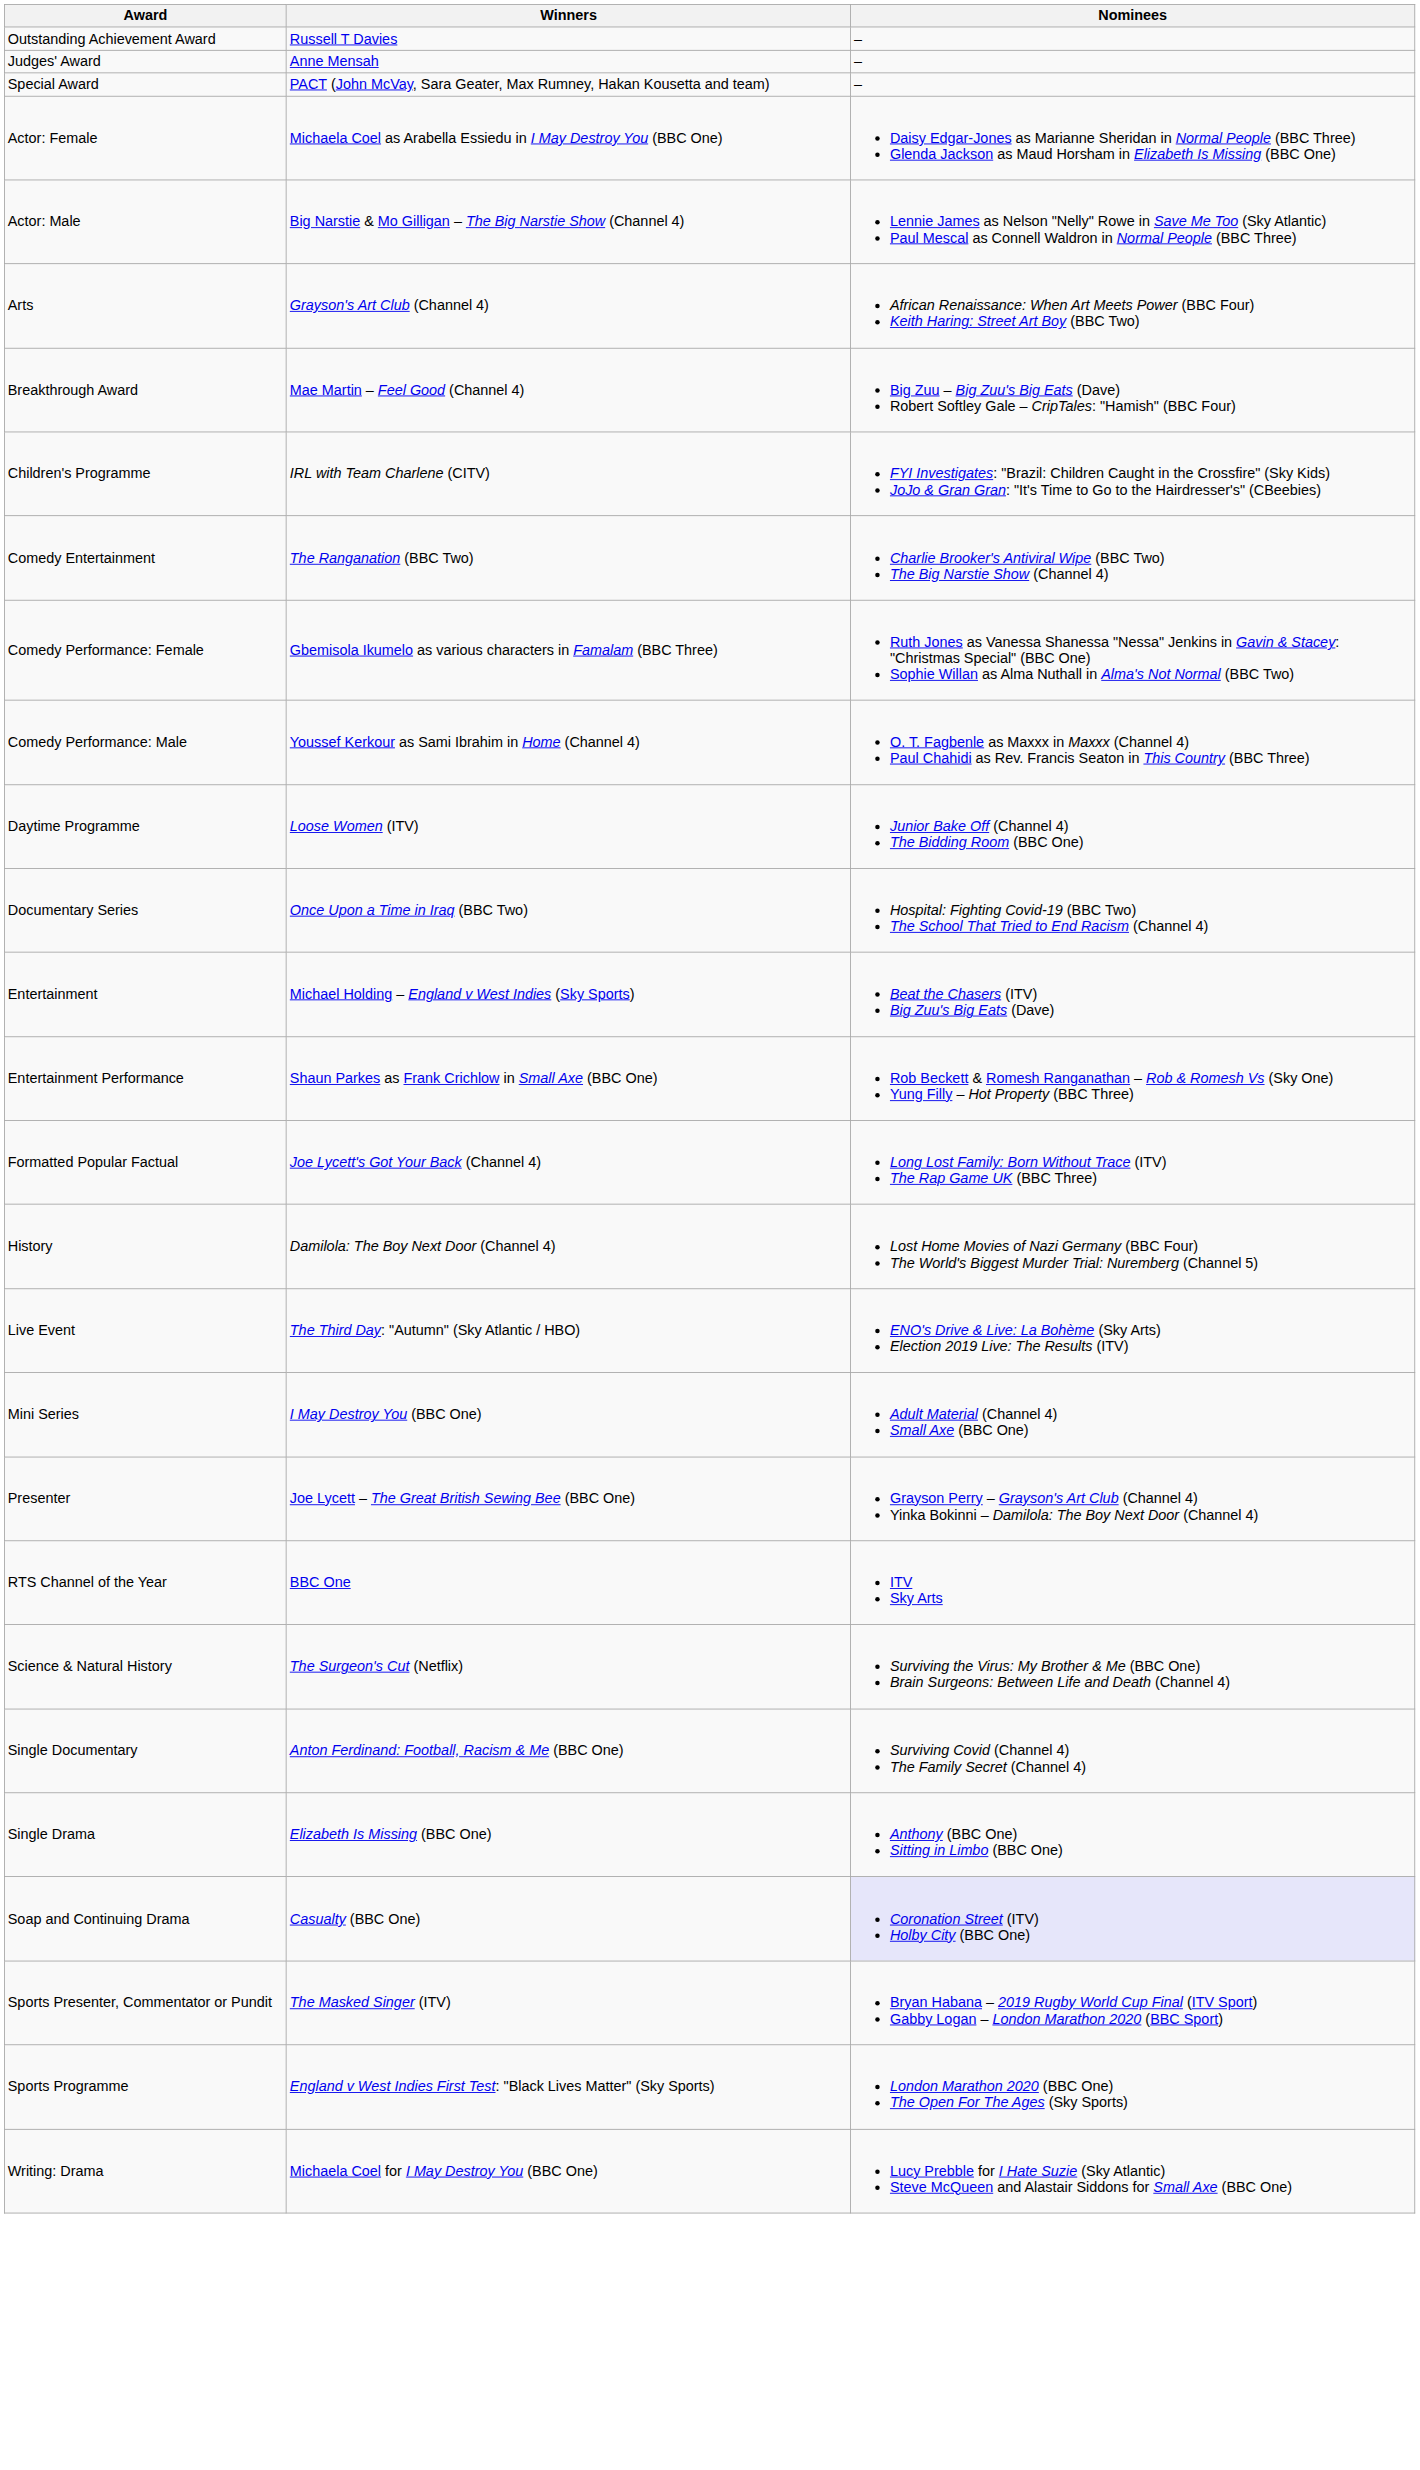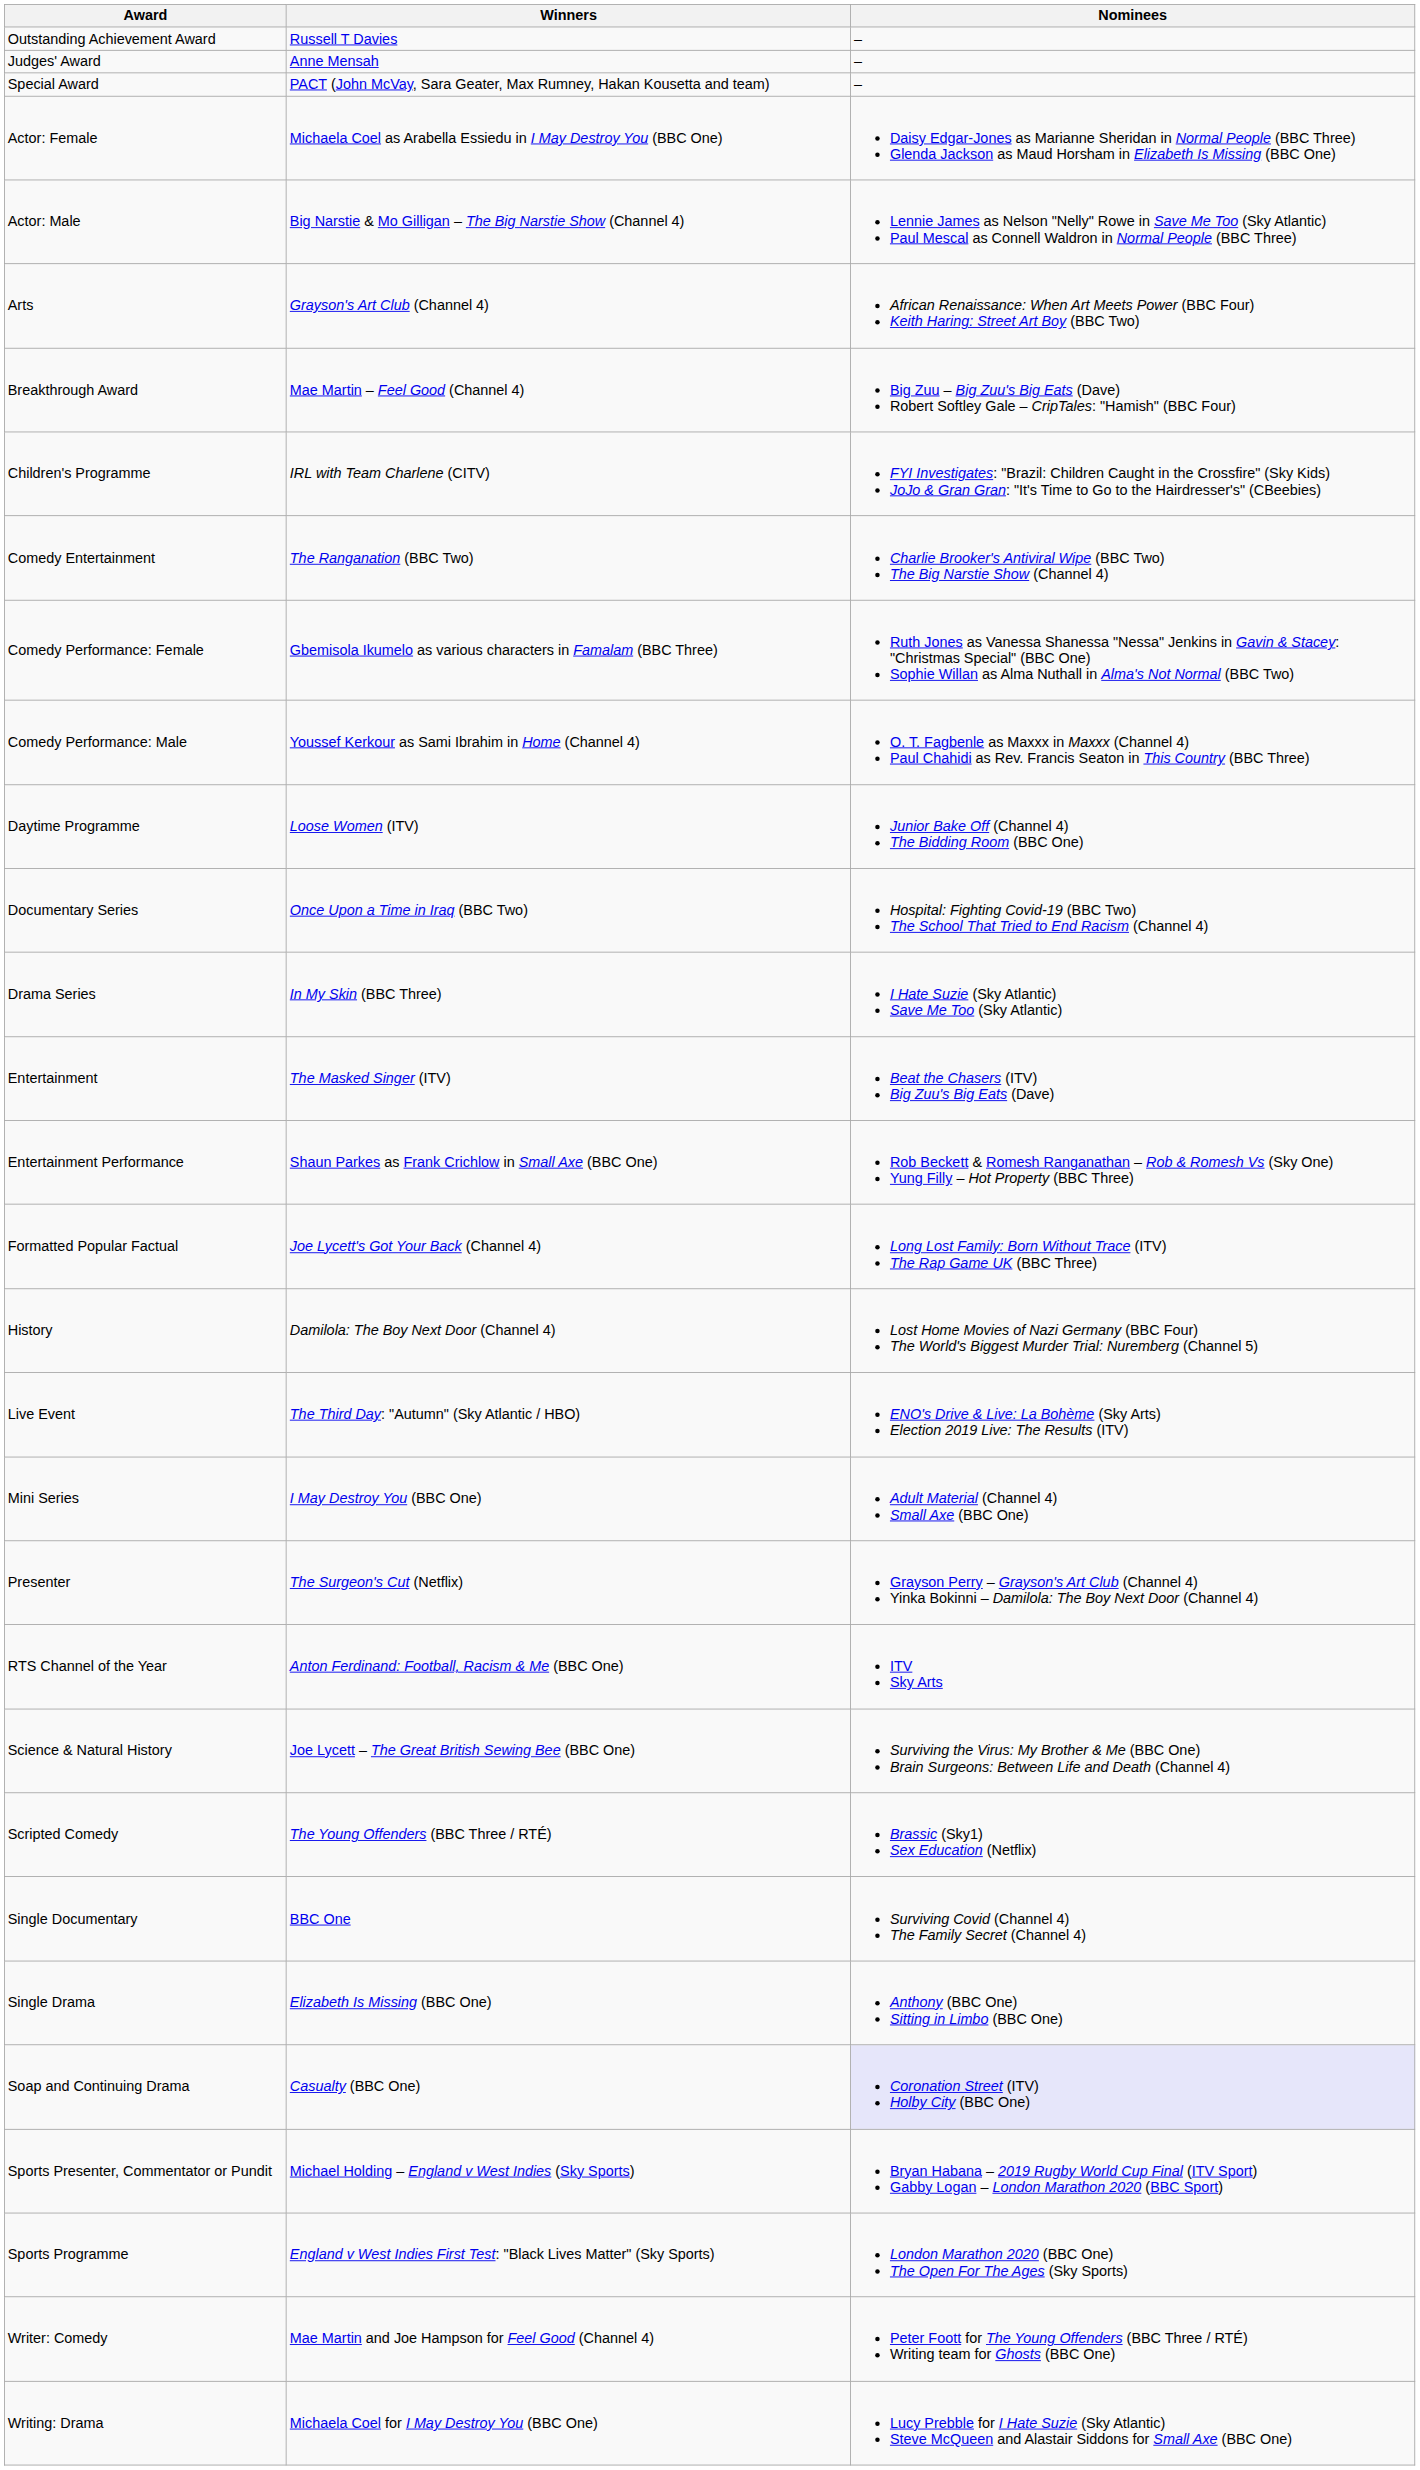+ row: (52, 994)
(462, 994) Michael Holding – England v West Indies (Sky Sports) -> (370, 1078) The Masked Singer (ITV)
(462, 1498) Joe Lycett – The Great British Sewing Bee (BBC One) -> (376, 1582) The Surgeon's Cut (Netflix)
(320, 1582) BBC One -> (457, 1666) Anton Ferdinand: Football, Racism & Me (BBC One)
(376, 1666) The Surgeon's Cut (Netflix) -> (462, 1750) Joe Lycett – The Great British Sewing Bee (BBC One)
+ row: (63, 1834)
(457, 1750) Anton Ferdinand: Football, Racism & Me (BBC One) -> (320, 1918) BBC One
(370, 2002) The Masked Singer (ITV) -> (462, 2170) Michael Holding – England v West Indies (Sky Sports)
+ row: (58, 2339)
